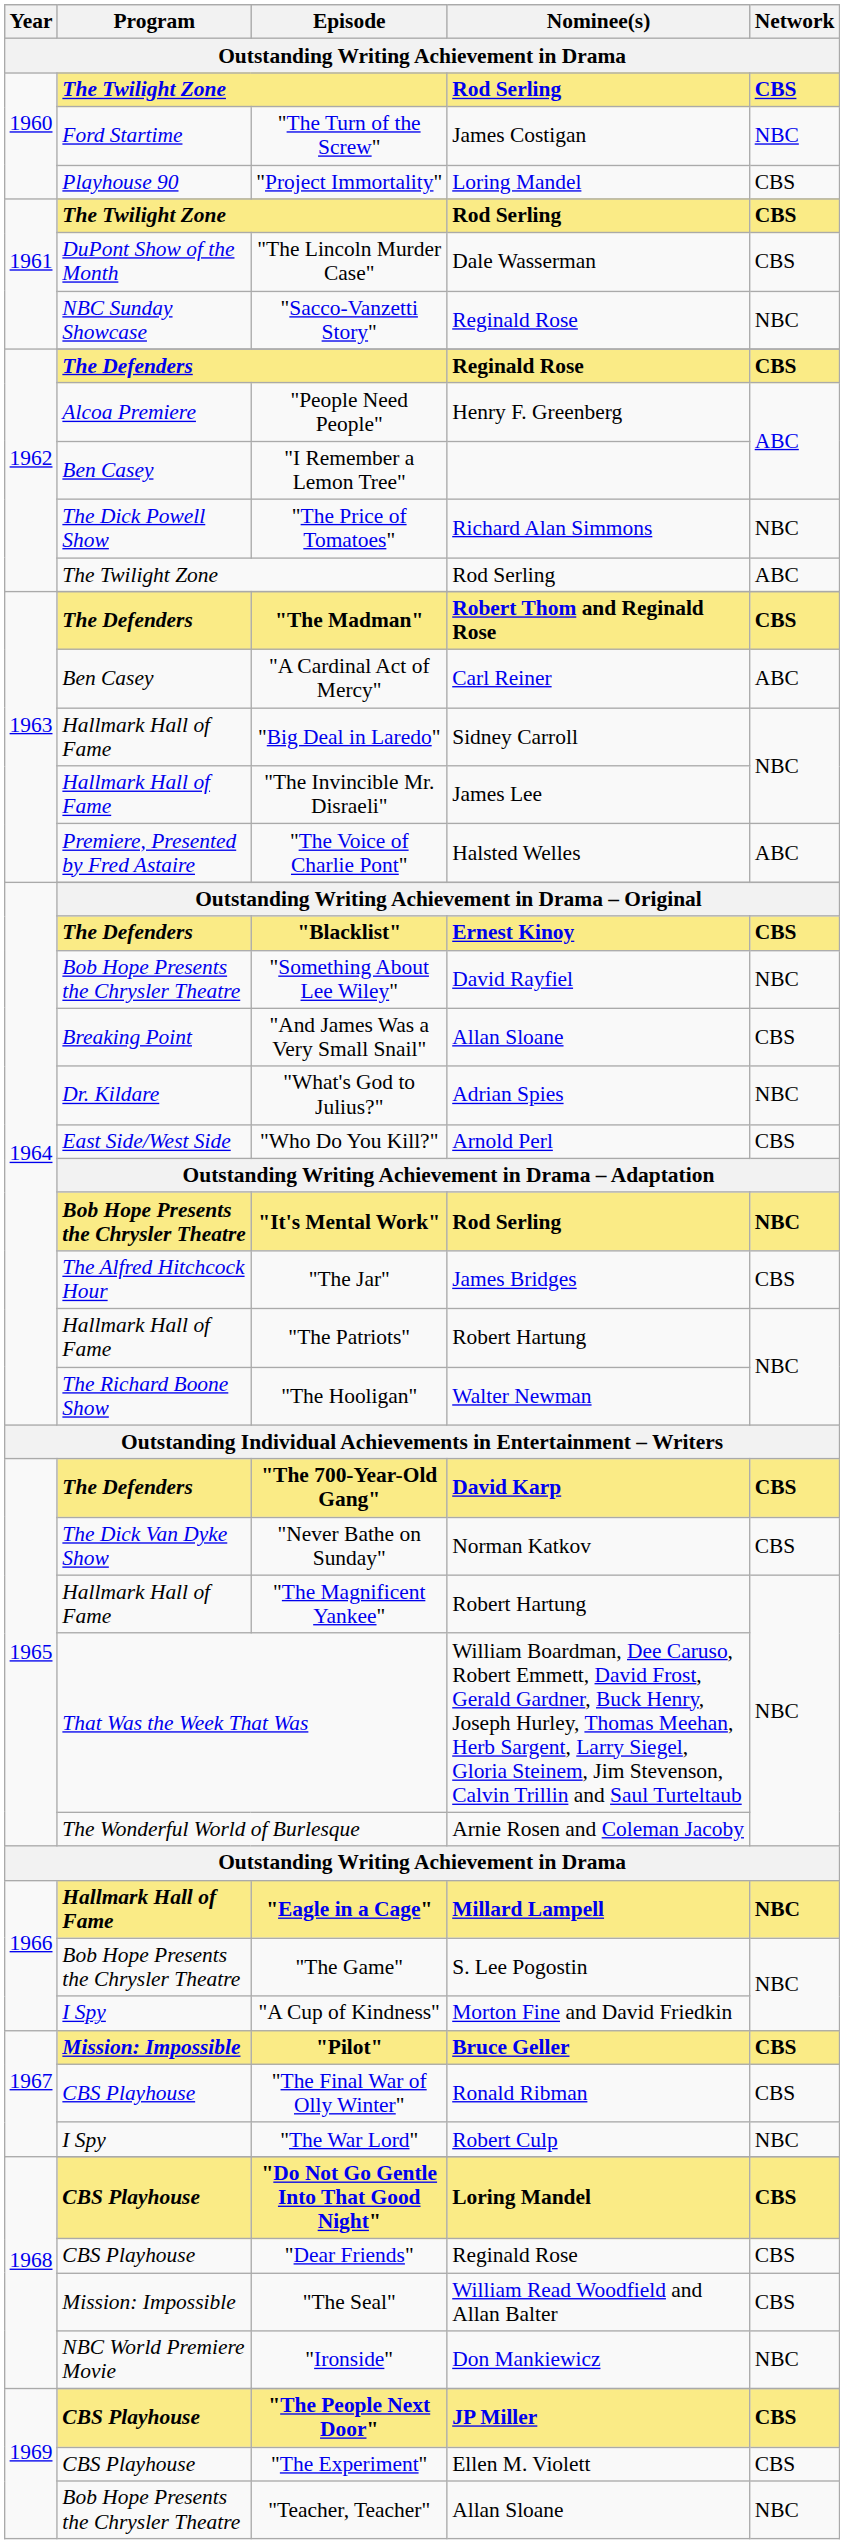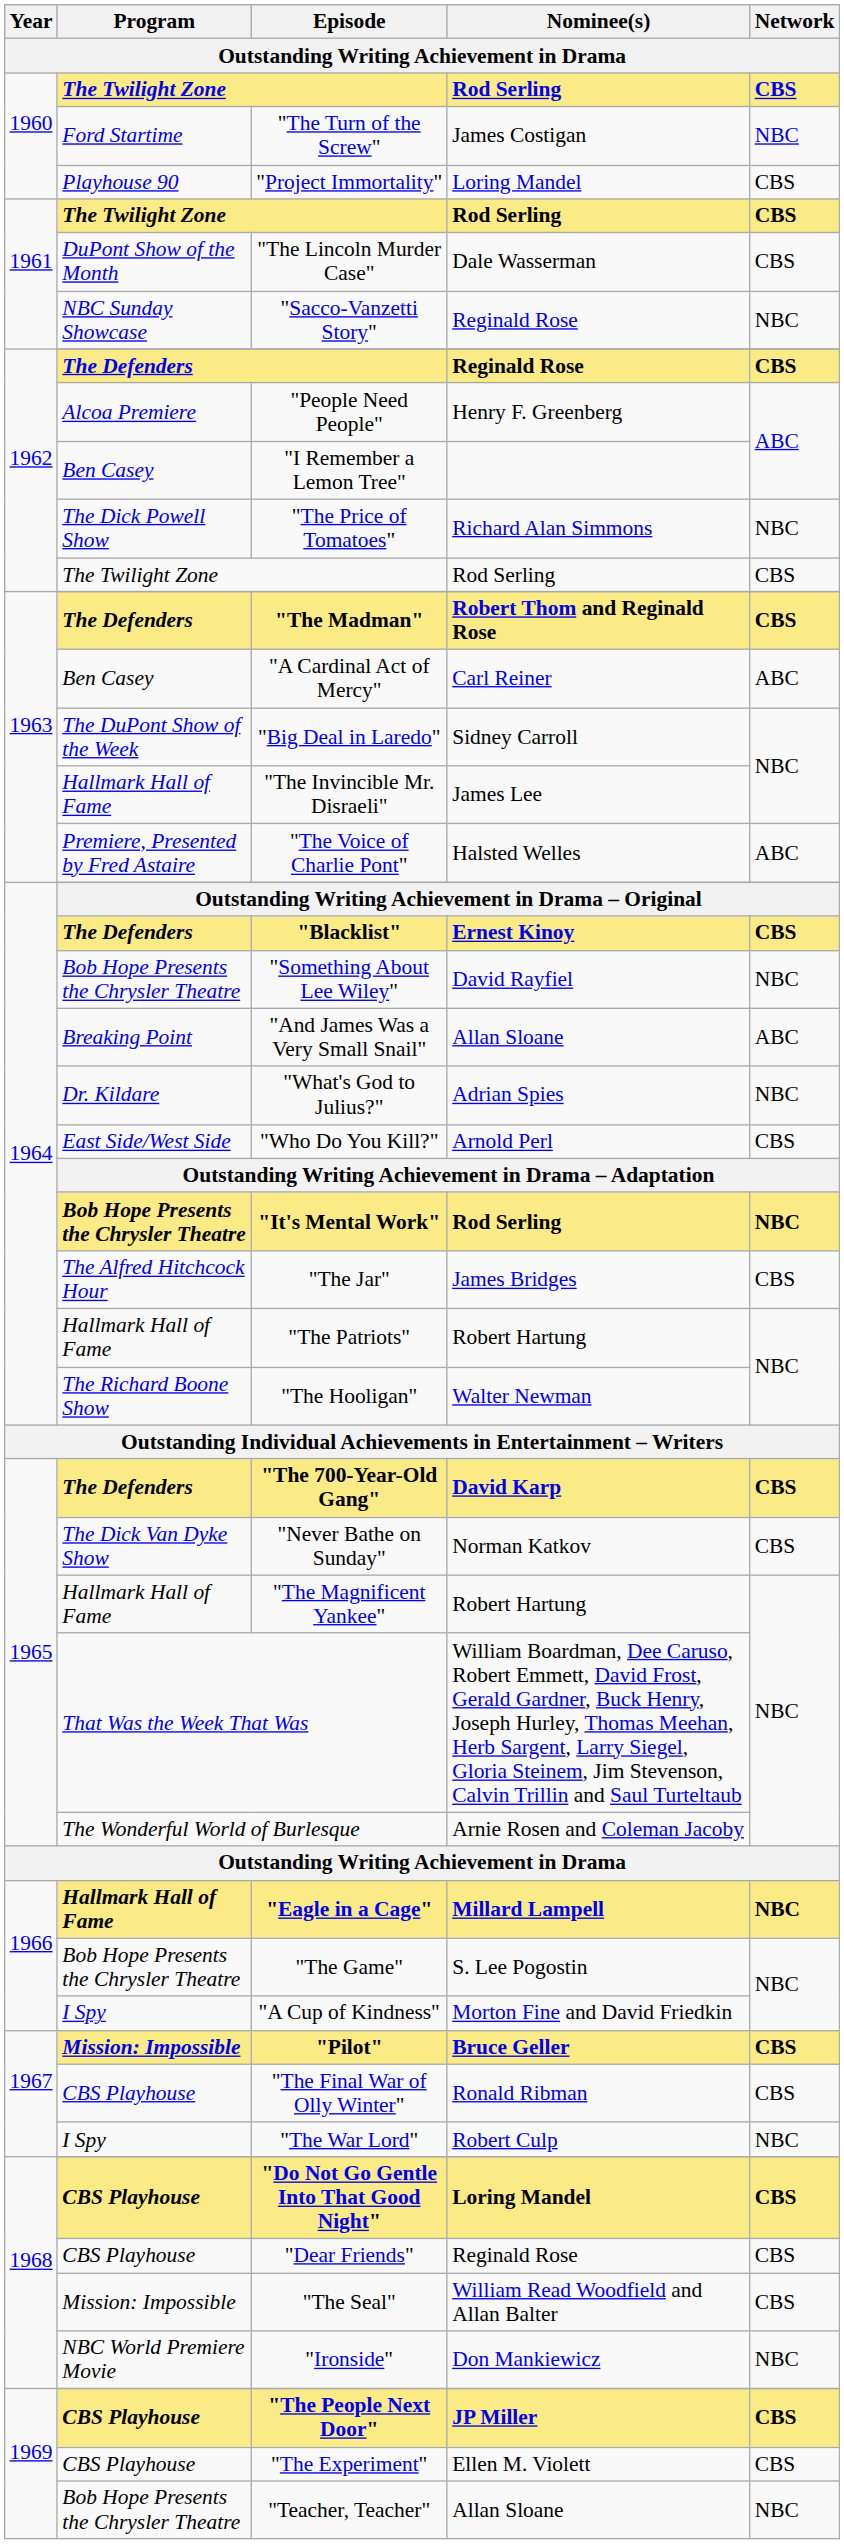(777, 574) ABC -> (775, 574) CBS
(136, 736) Hallmark Hall of Fame -> (151, 736) The DuPont Show of the Week
(775, 1037) CBS -> (777, 1037) ABC
